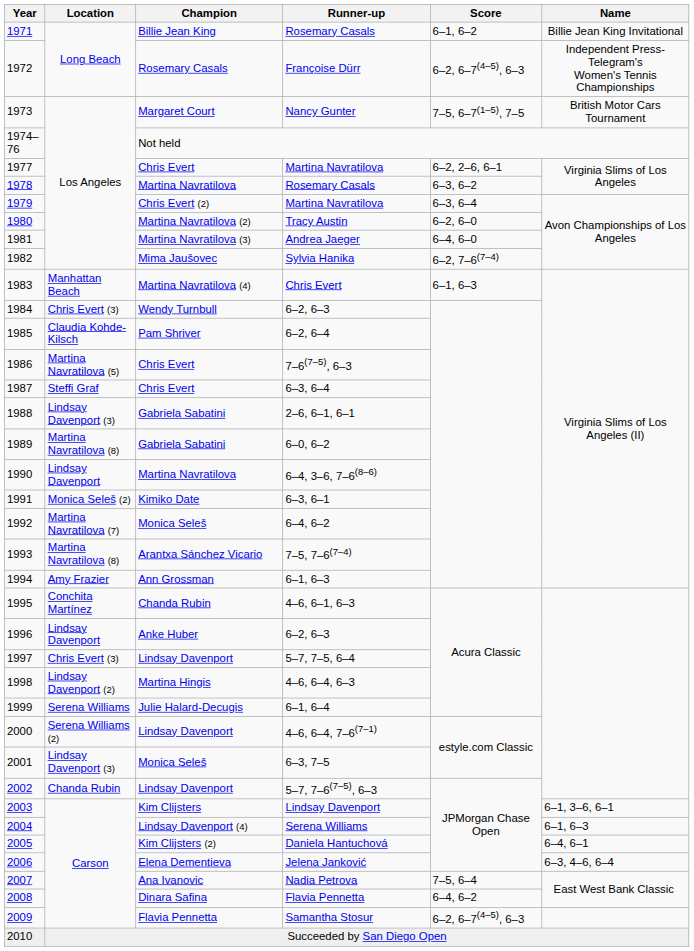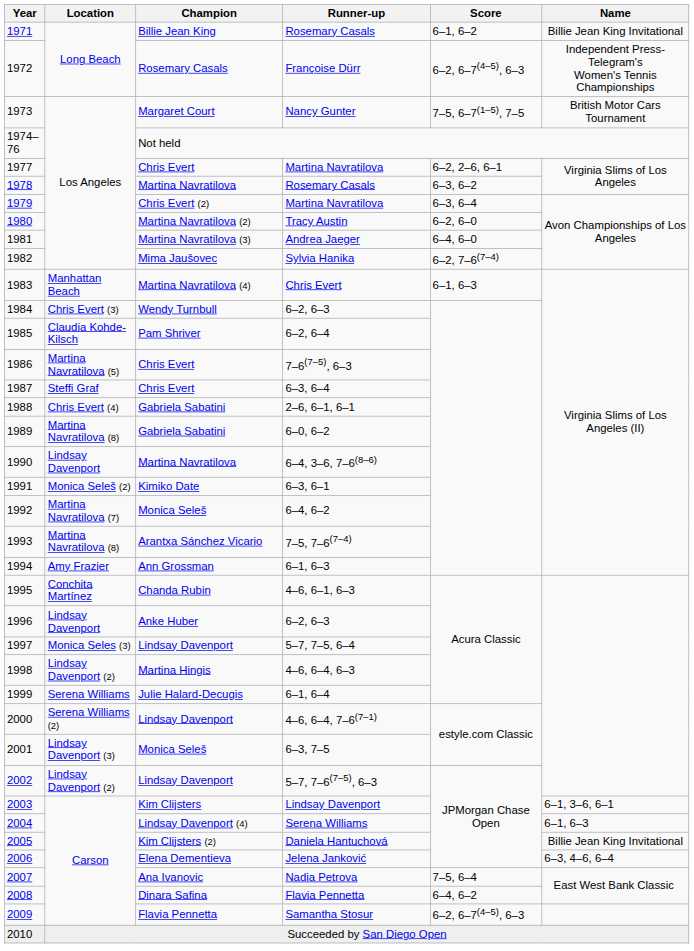(81, 413) Lindsay Davenport (3) -> (83, 407) Chris Evert (4)
(83, 658) Chris Evert (3) -> (89, 645) Monica Seles (3)
(84, 788) Chanda Rubin -> (81, 780) Lindsay Davenport (2)
(566, 844) 6–4, 6–1 -> (615, 841) Billie Jean King Invitational
